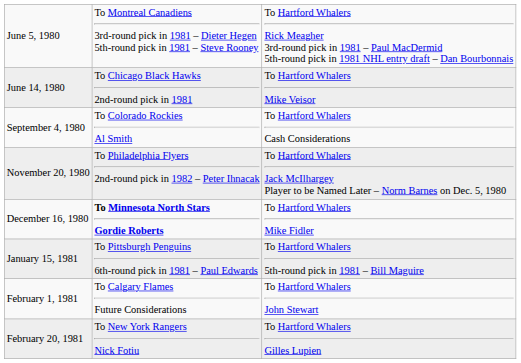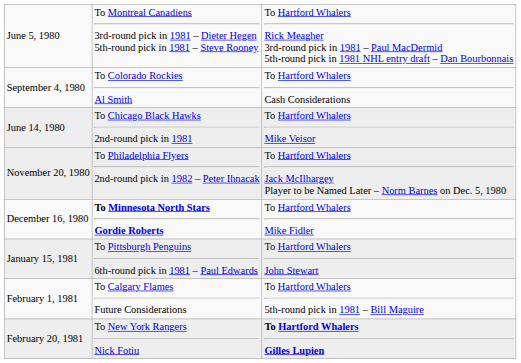rows swapped: (36, 87) <-> (46, 127)
(389, 259) To Hartford Whalers 5th-round pick in 1981 – Bill Maguire -> (389, 259) To Hartford Whalers John Stewart
(389, 298) To Hartford Whalers John Stewart -> (389, 298) To Hartford Whalers 5th-round pick in 1981 – Bill Maguire
(389, 338) normal -> (389, 338) bold
